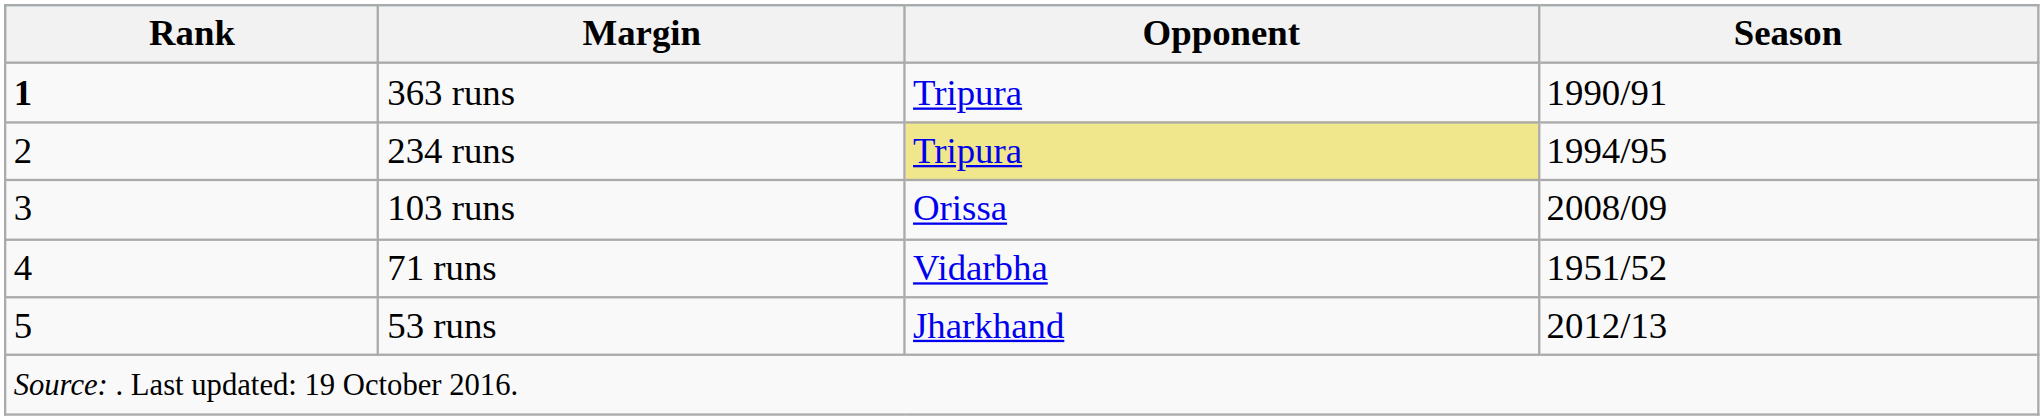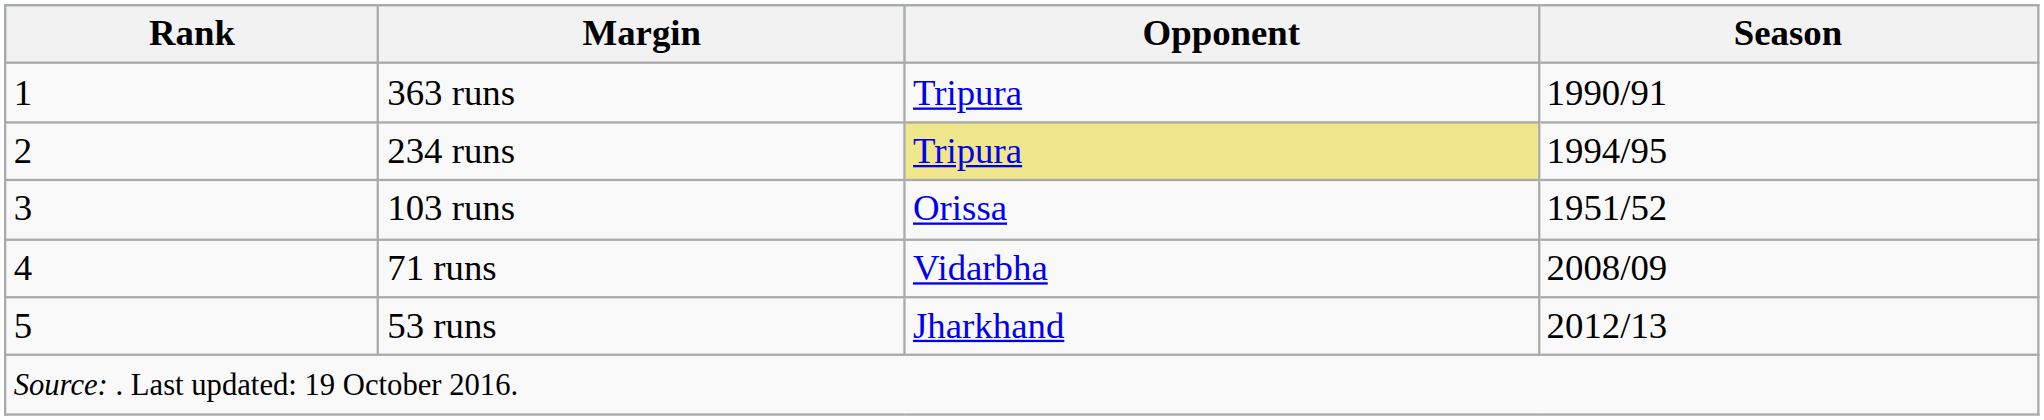(23, 92) bold -> (23, 92) normal
(1607, 208) 2008/09 -> (1607, 208) 1951/52
(1607, 267) 1951/52 -> (1607, 267) 2008/09
